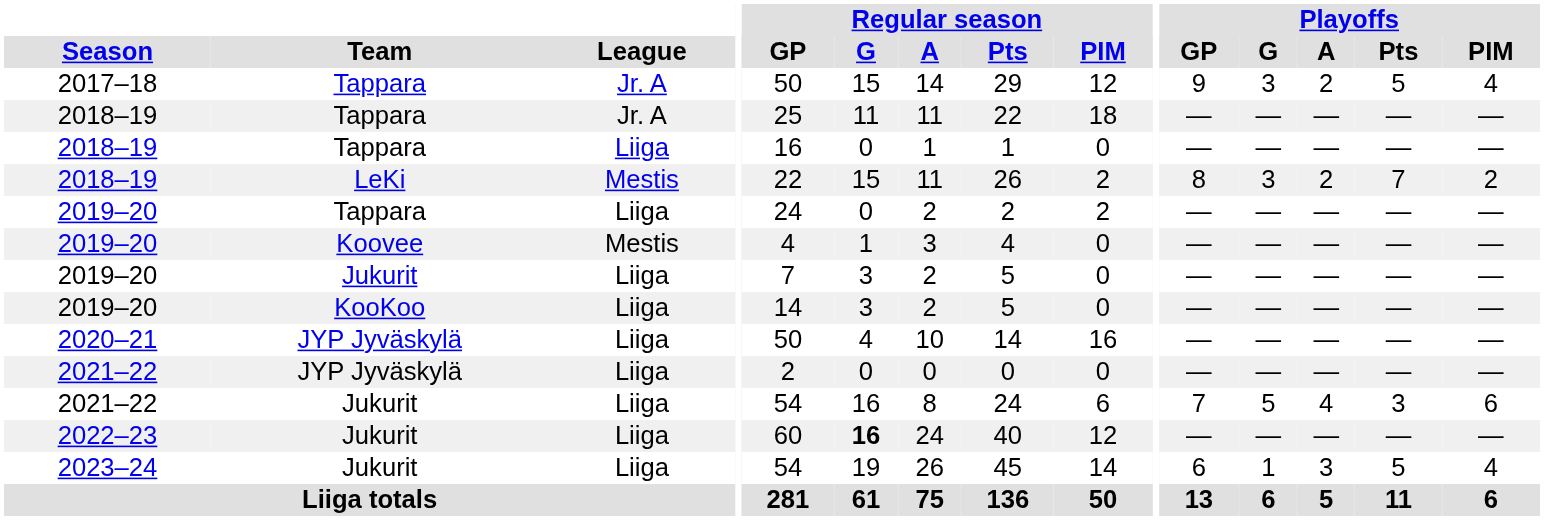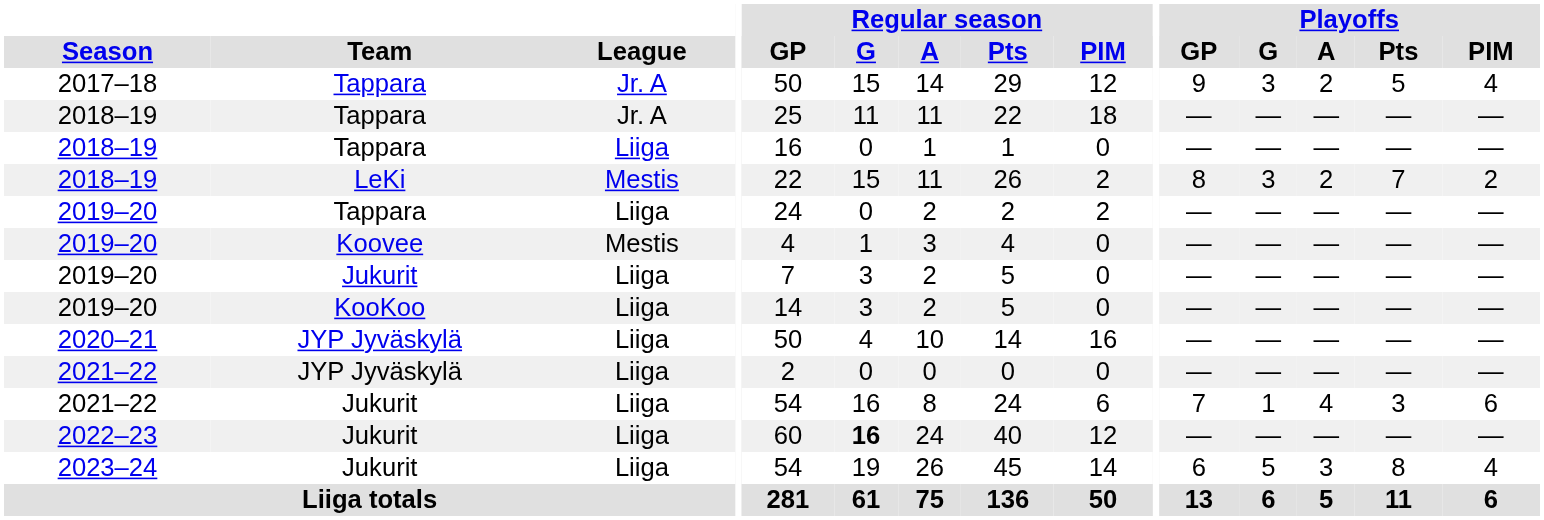(1268, 403) 5 -> (1268, 403) 1
(1268, 467) 1 -> (1268, 467) 5
(1398, 467) 5 -> (1398, 467) 8
